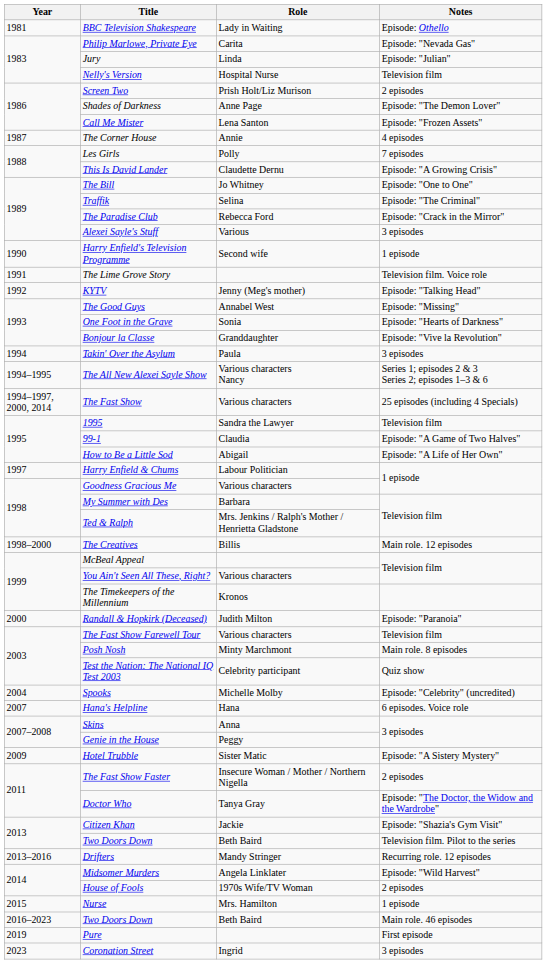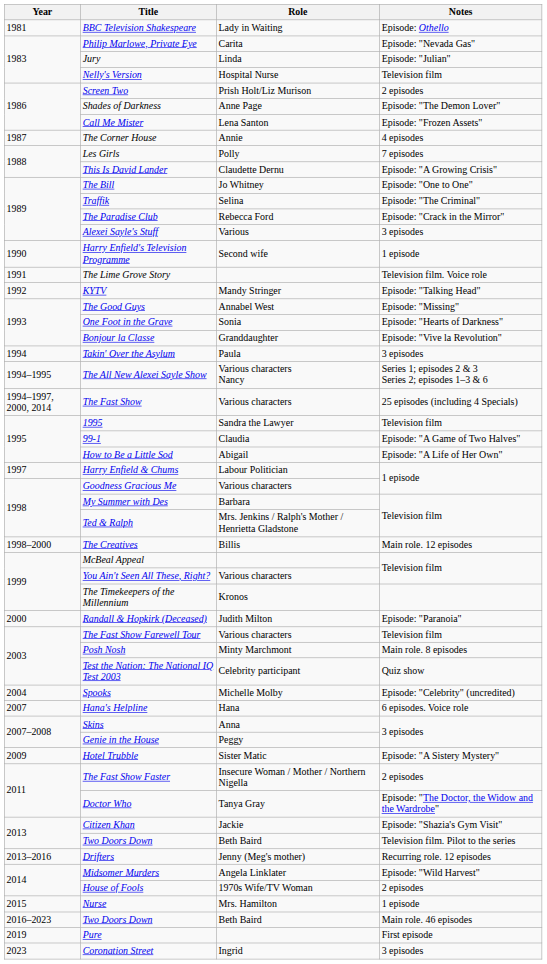(262, 290) Jenny (Meg's mother) -> (250, 290) Mandy Stringer
(250, 856) Mandy Stringer -> (262, 856) Jenny (Meg's mother)
